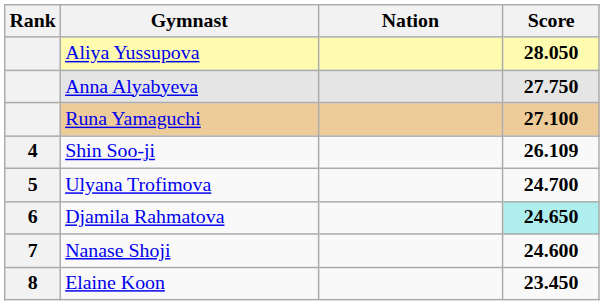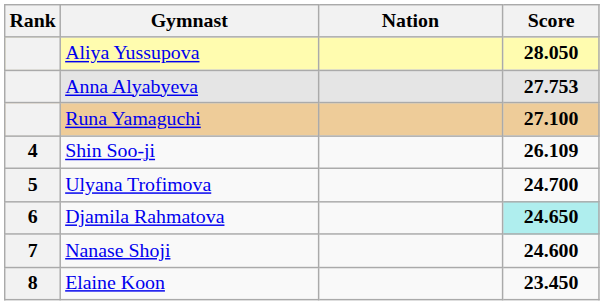(551, 85) 27.750 -> (551, 85) 27.753
